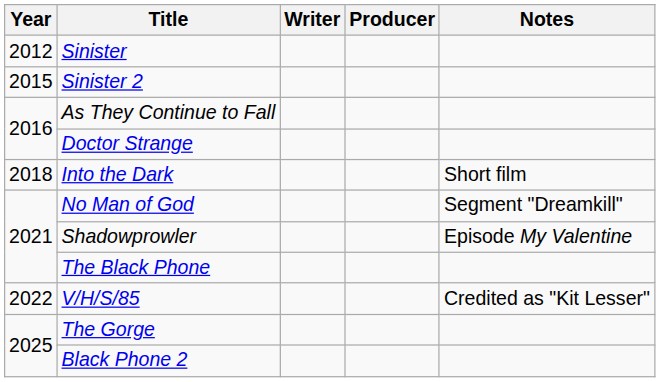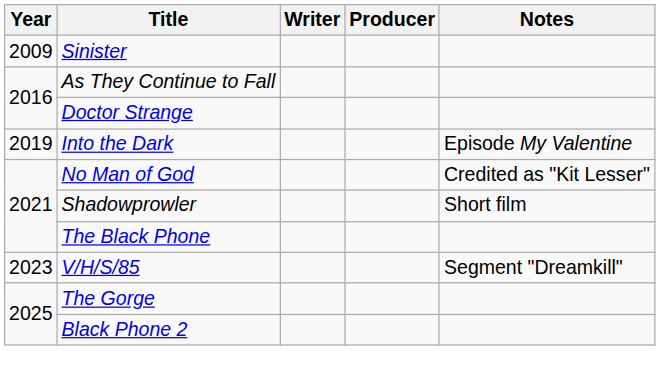(31, 50) 2012 -> (31, 50) 2009
- row: (102, 81)
(31, 174) 2018 -> (31, 143) 2019
(485, 174) Short film -> (538, 143) Episode My Valentine
(533, 205) Segment "Dreamkill" -> (547, 174) Credited as "Kit Lesser"
(538, 236) Episode My Valentine -> (485, 205) Short film
(31, 298) 2022 -> (31, 267) 2023
(547, 298) Credited as "Kit Lesser" -> (533, 267) Segment "Dreamkill"
